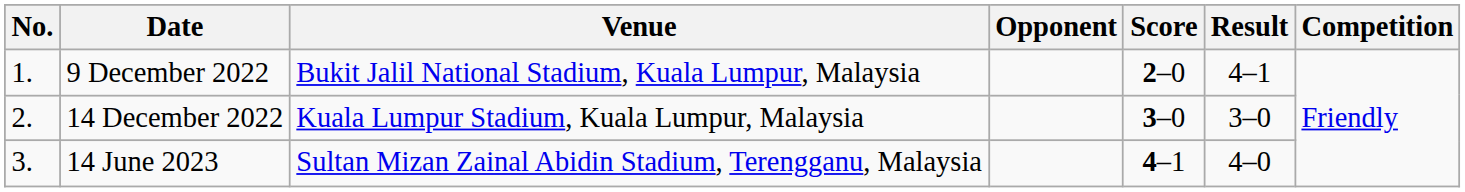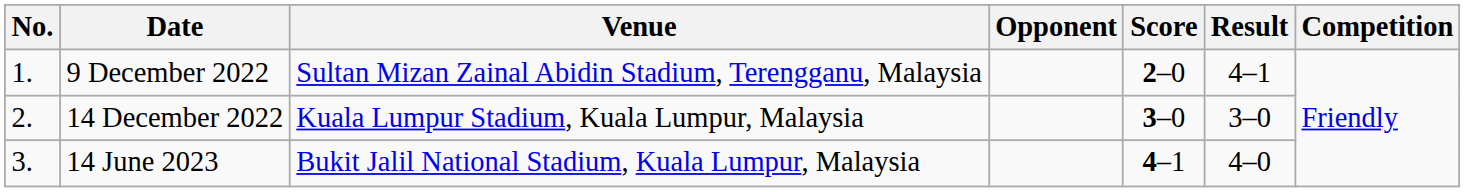(608, 72) Bukit Jalil National Stadium, Kuala Lumpur, Malaysia -> (639, 72) Sultan Mizan Zainal Abidin Stadium, Terengganu, Malaysia
(639, 162) Sultan Mizan Zainal Abidin Stadium, Terengganu, Malaysia -> (608, 162) Bukit Jalil National Stadium, Kuala Lumpur, Malaysia
